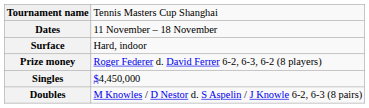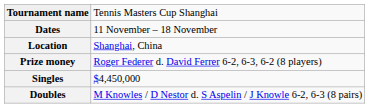- row: (48, 45)
+ row: (48, 45)
